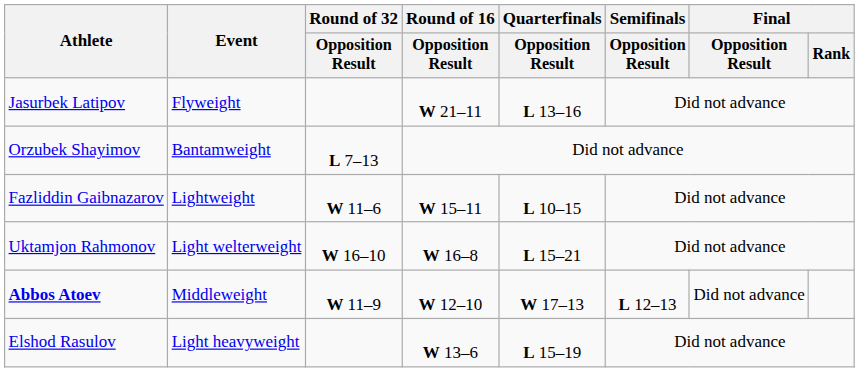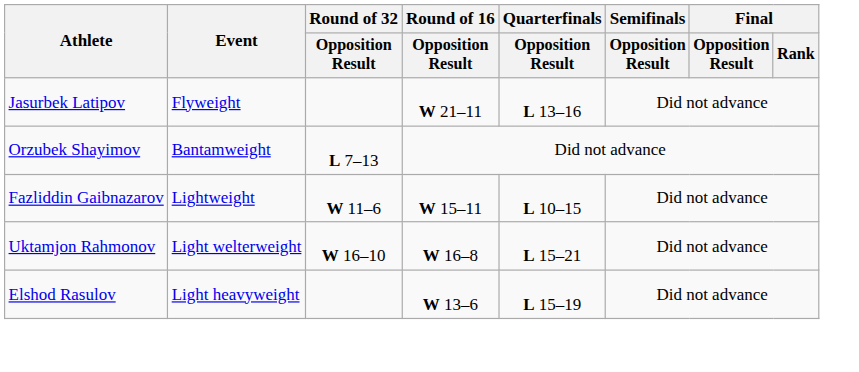- row: (55, 294)
